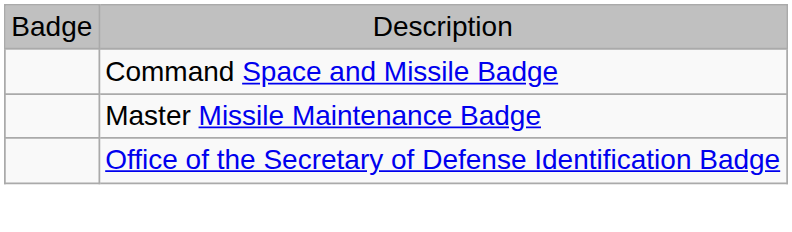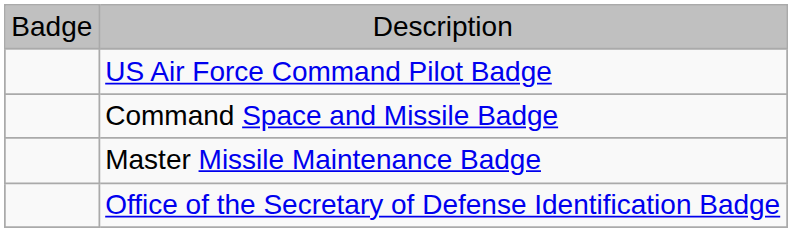+ row: (329, 71)
